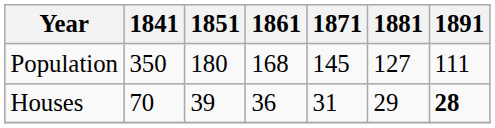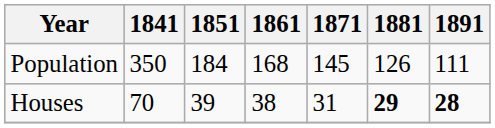(209, 63) 180 -> (209, 63) 184
(392, 63) 127 -> (392, 63) 126
(264, 102) 36 -> (264, 102) 38
(386, 102) normal -> (386, 102) bold
